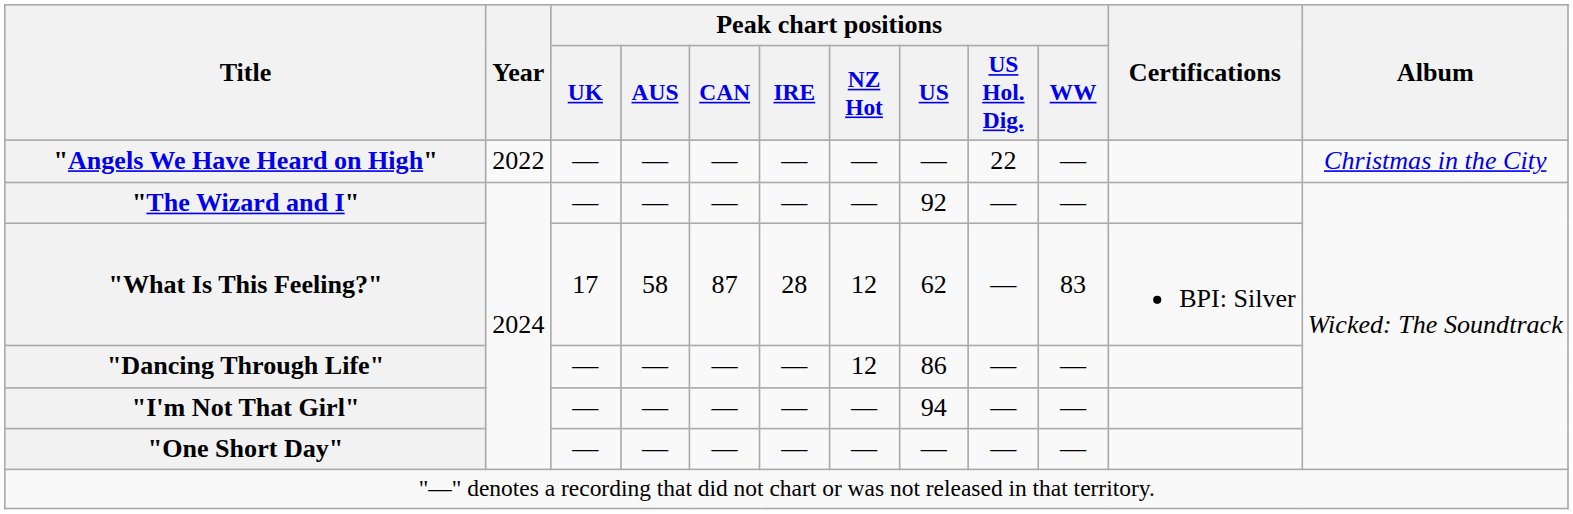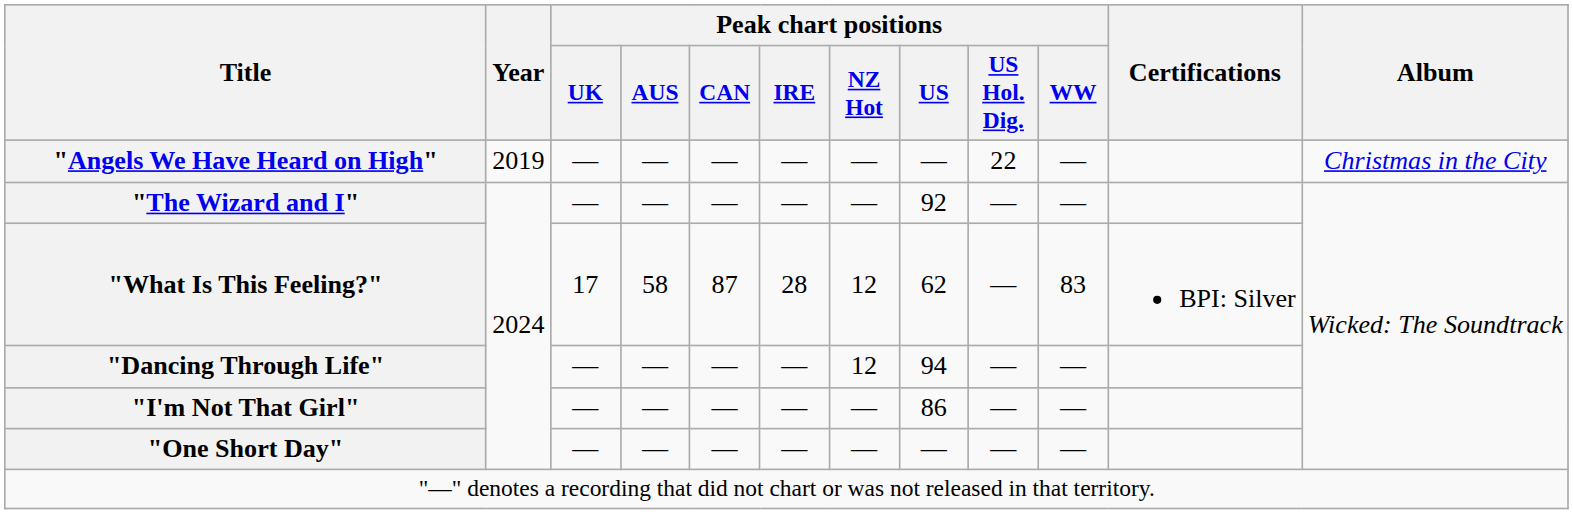(518, 160) 2022 -> (518, 160) 2019
(934, 366) 86 -> (934, 366) 94
(934, 407) 94 -> (934, 407) 86
